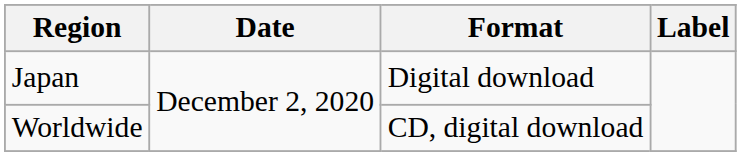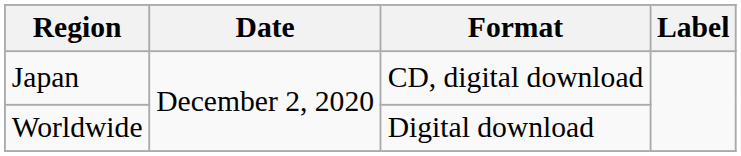(491, 77) Digital download -> (515, 77) CD, digital download
(515, 127) CD, digital download -> (491, 127) Digital download
